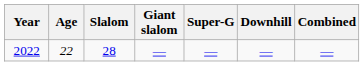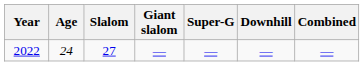(66, 50) 22 -> (66, 50) 24
(109, 50) 28 -> (109, 50) 27
